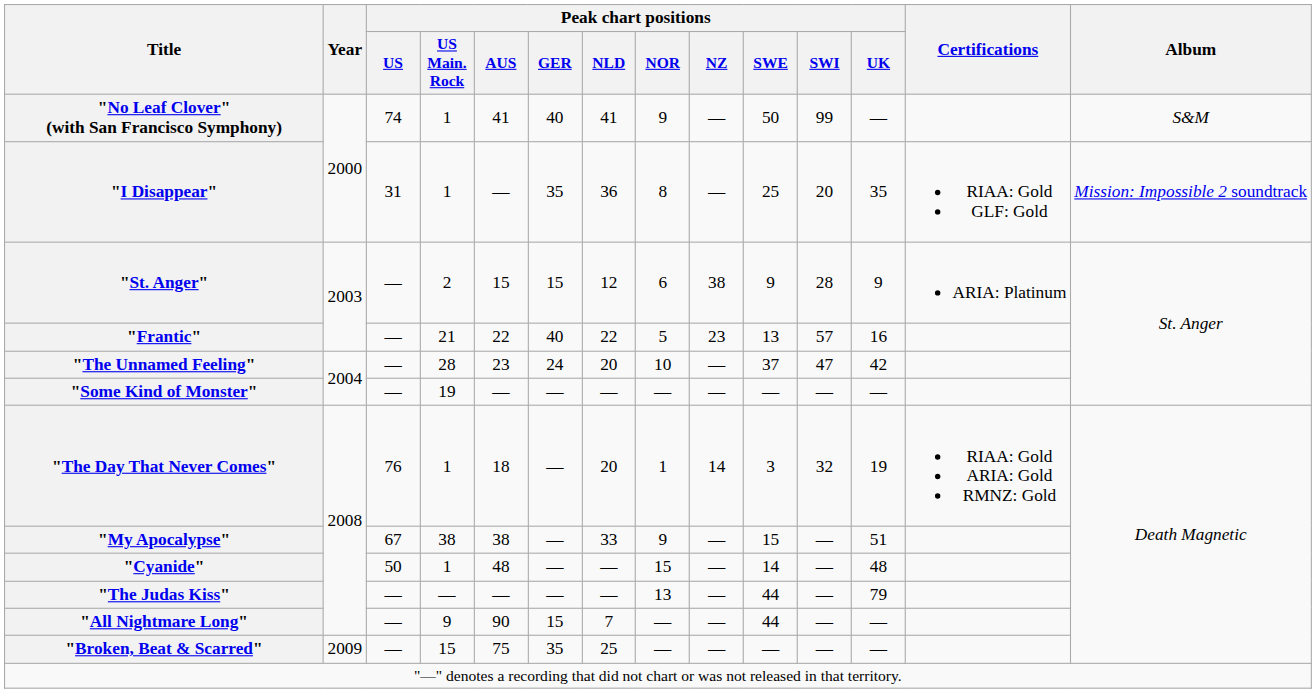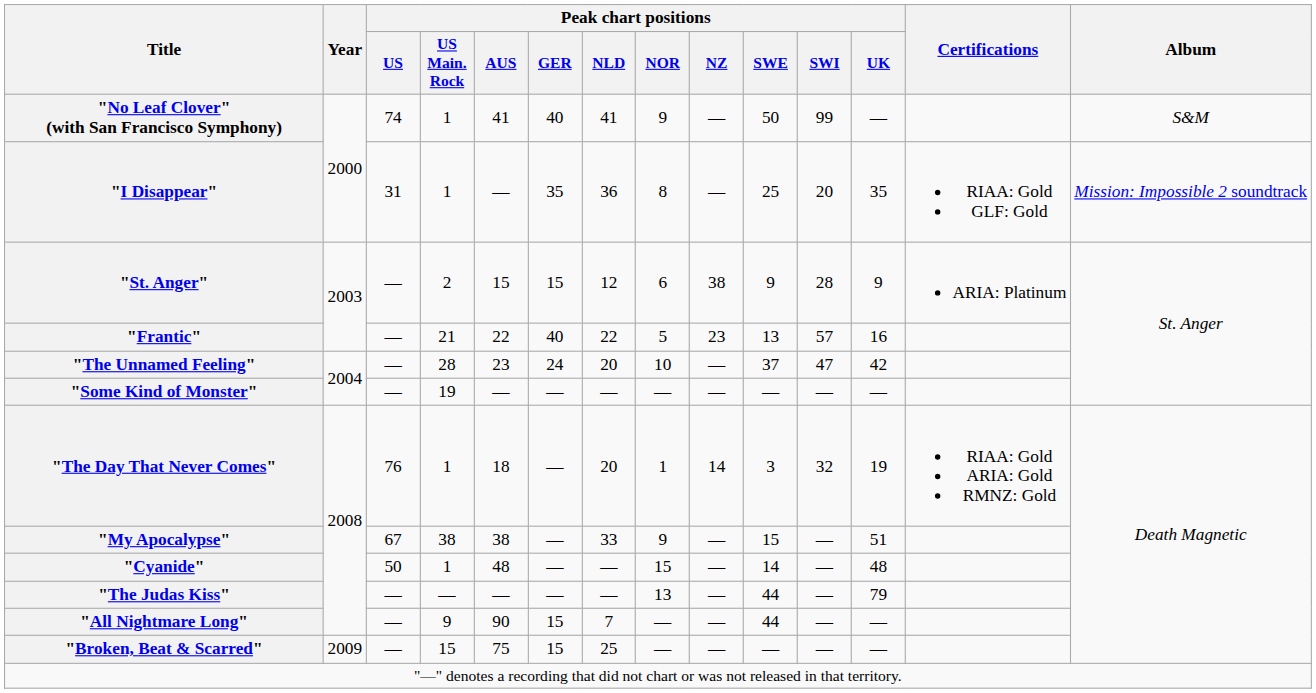(555, 649) 35 -> (555, 649) 15
